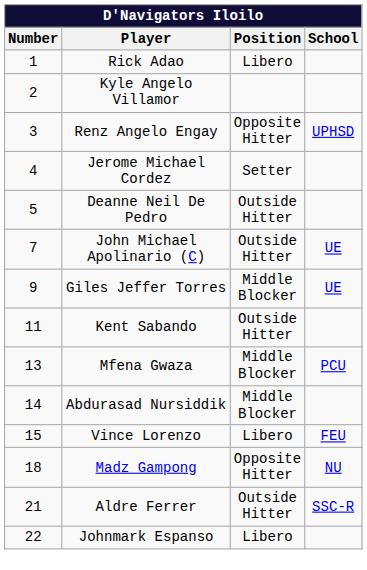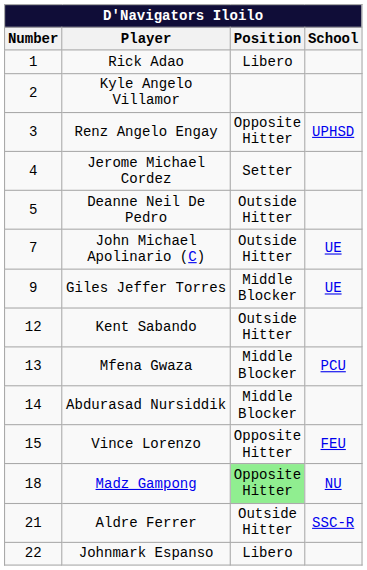(33, 327) 11 -> (33, 327) 12
(268, 436) Libero -> (268, 444) Opposite Hitter
(268, 467) no background -> (268, 484) lightgreen background
